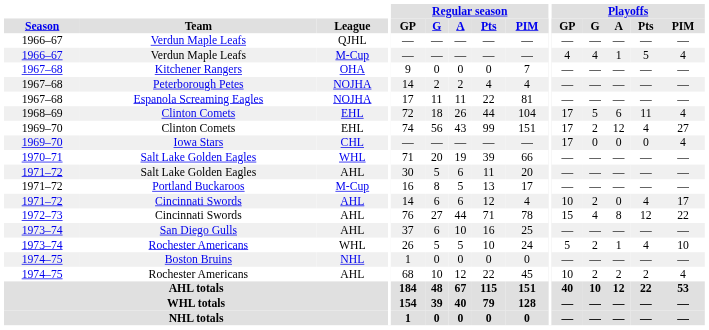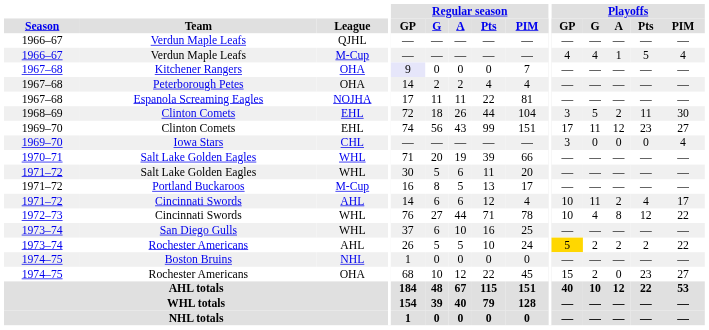(408, 69) no background -> (408, 69) lavender background
(352, 84) NOJHA -> (352, 84) OHA
(567, 113) 17 -> (567, 113) 3
(619, 113) 6 -> (619, 113) 2
(683, 113) 4 -> (683, 113) 30
(595, 128) 2 -> (595, 128) 11
(646, 128) 4 -> (646, 128) 23
(567, 142) 17 -> (567, 142) 3
(352, 172) AHL -> (352, 172) WHL
(595, 201) 2 -> (595, 201) 11
(619, 201) 0 -> (619, 201) 2
(352, 215) AHL -> (352, 215) WHL
(567, 215) 15 -> (567, 215) 10
(352, 230) AHL -> (352, 230) WHL
(352, 245) WHL -> (352, 245) AHL
(567, 245) no background -> (567, 245) gold background
(619, 245) 1 -> (619, 245) 2
(646, 245) 4 -> (646, 245) 2
(683, 245) 10 -> (683, 245) 22
(352, 274) AHL -> (352, 274) OHA
(567, 274) 10 -> (567, 274) 15
(619, 274) 2 -> (619, 274) 0
(646, 274) 2 -> (646, 274) 23
(683, 274) 4 -> (683, 274) 27
